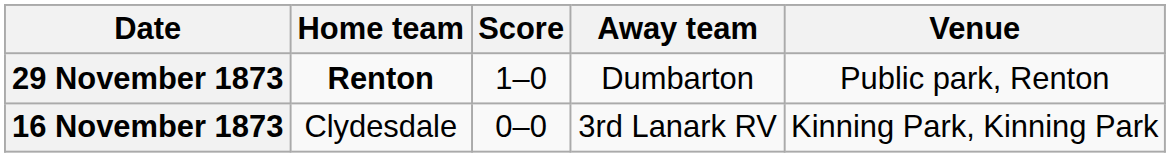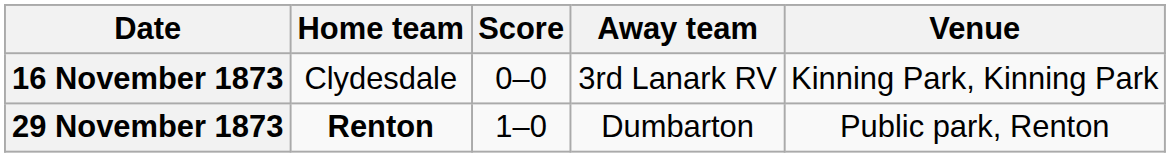rows swapped: (148, 126) <-> (148, 77)
